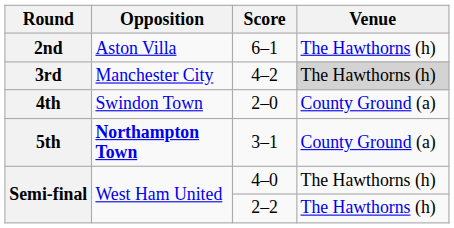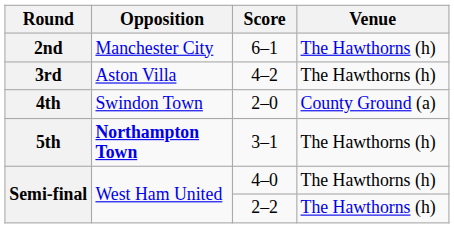(136, 47) Aston Villa -> (154, 47) Manchester City
(154, 75) Manchester City -> (136, 75) Aston Villa
(368, 75) lightgrey background -> (368, 75) no background
(368, 141) County Ground (a) -> (368, 141) The Hawthorns (h)
